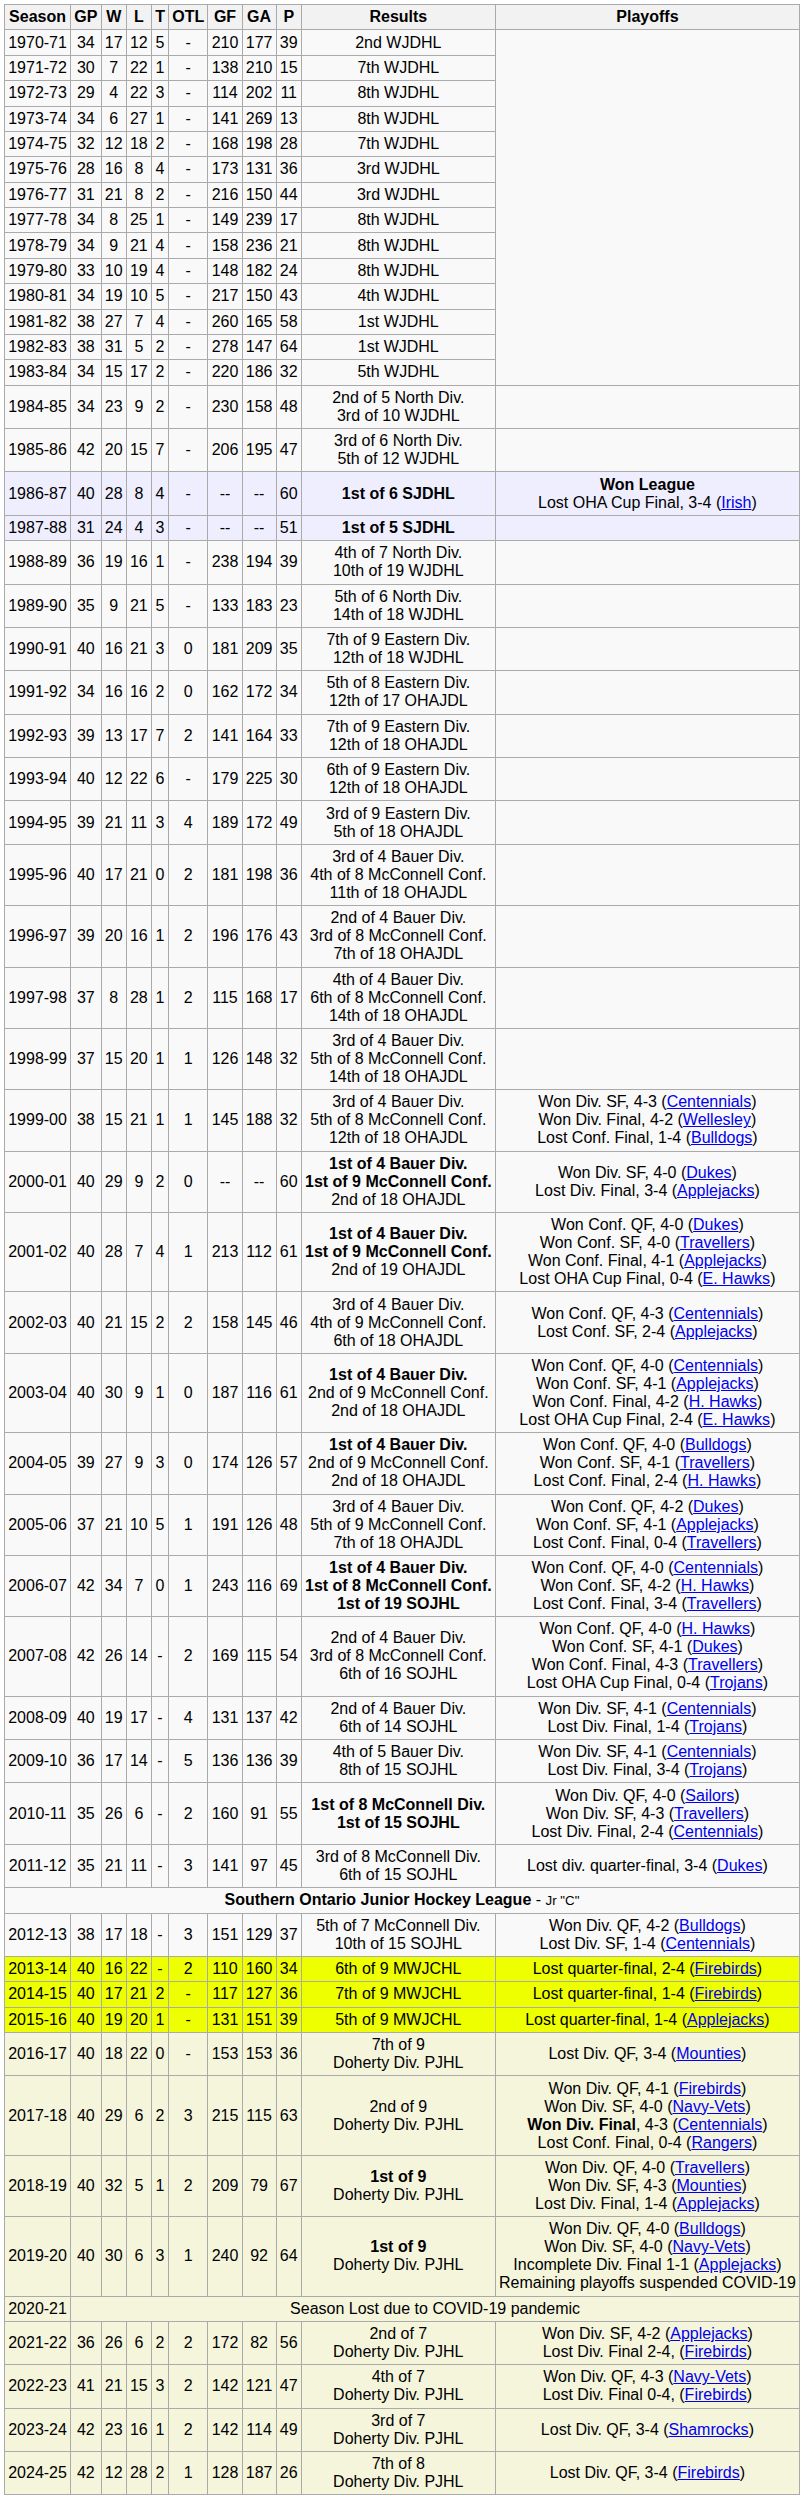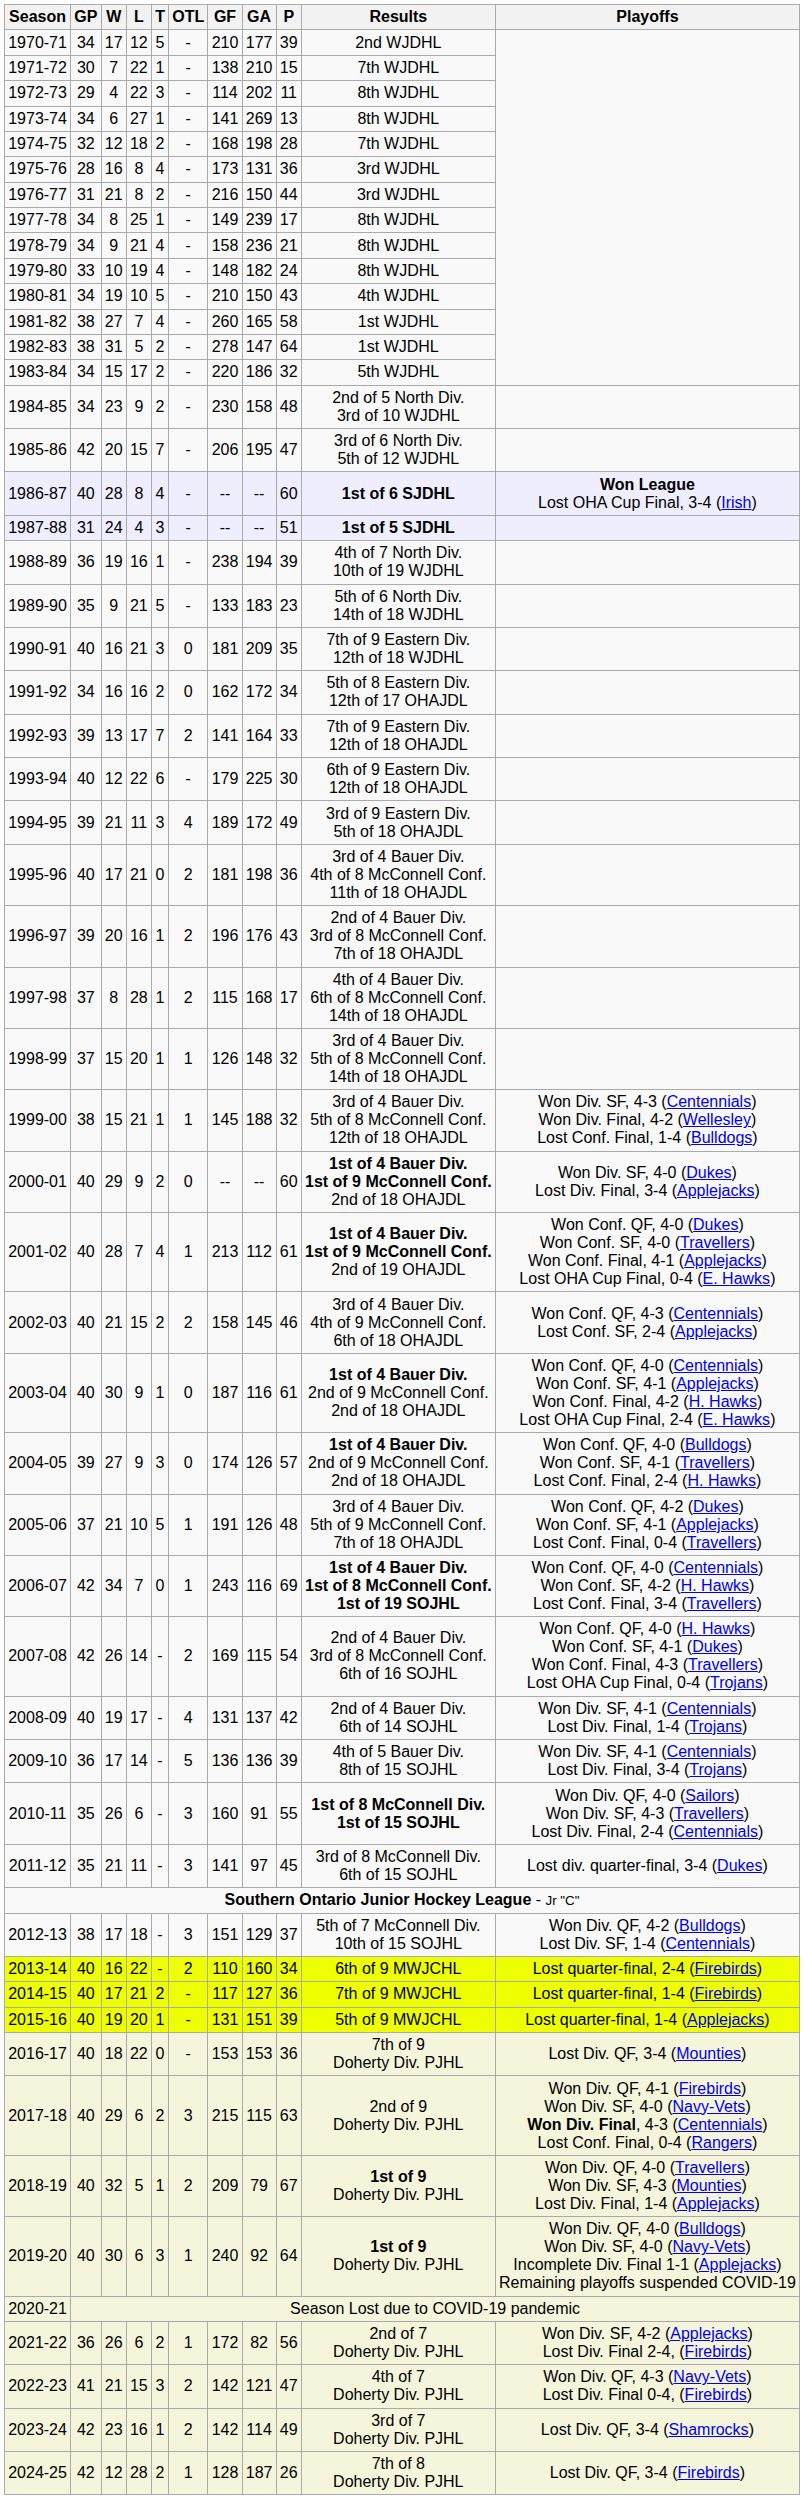(225, 296) 217 -> (225, 296) 210
(188, 1813) 2 -> (188, 1813) 3
(188, 2343) 2 -> (188, 2343) 1
